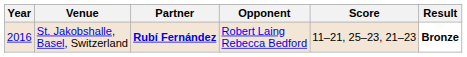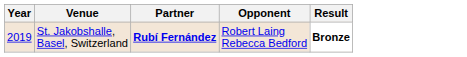- column: (364, 14)
(19, 37) 2016 -> (19, 37) 2019
